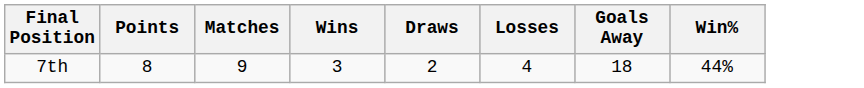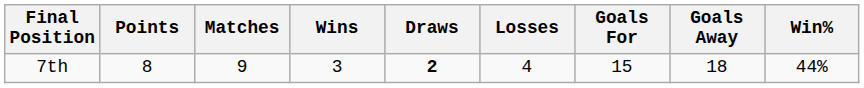+ column: (622, 29)
(432, 68) normal -> (432, 68) bold
